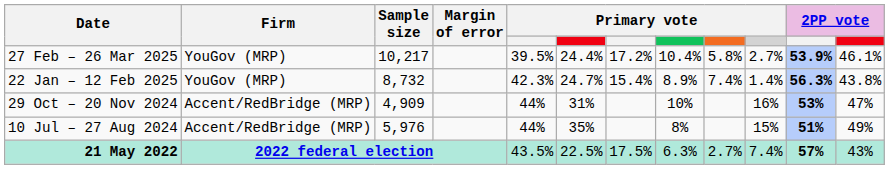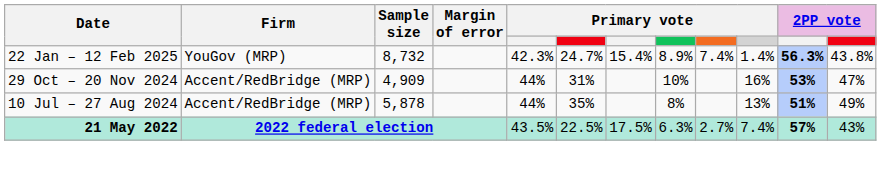- row: (93, 57)
(404, 128) 5,976 -> (404, 104) 5,878
(766, 128) 15% -> (757, 104) 13%
